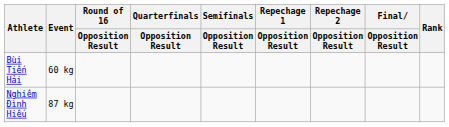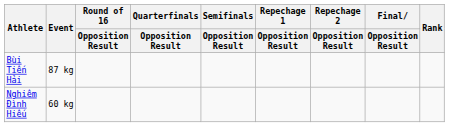(61, 70) 60 kg -> (61, 70) 87 kg
(61, 104) 87 kg -> (61, 104) 60 kg
